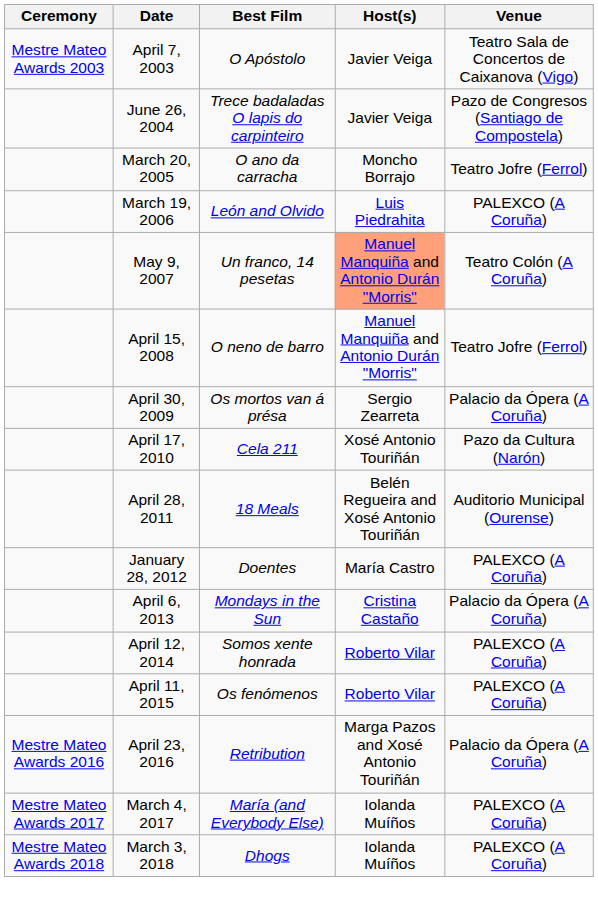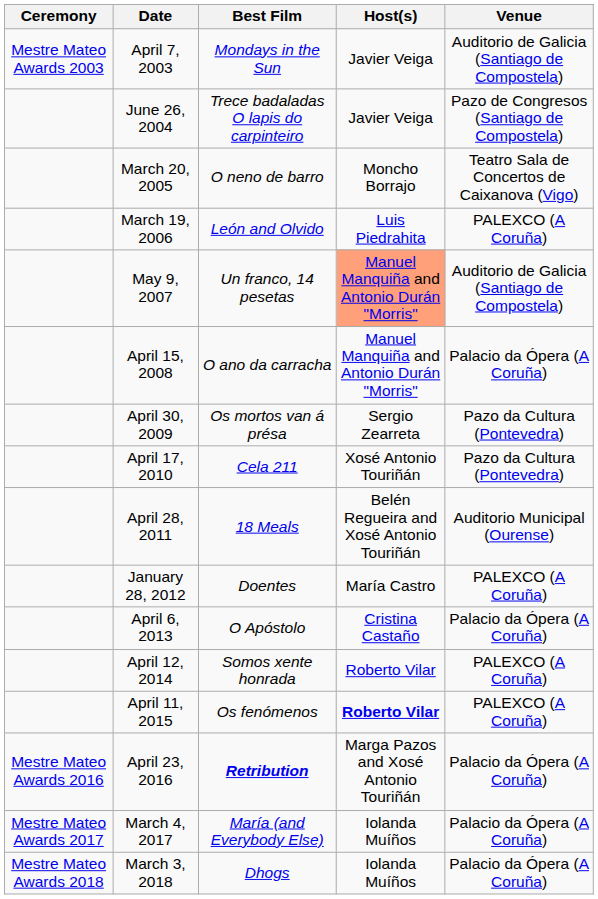(267, 58) O Apóstolo -> (267, 58) Mondays in the Sun
(519, 58) Teatro Sala de Concertos de Caixanova (Vigo) -> (519, 58) Auditorio de Galicia (Santiago de Compostela)
(267, 169) O ano da carracha -> (267, 177) O neno de barro
(519, 169) Teatro Jofre (Ferrol) -> (519, 177) Teatro Sala de Concertos de Caixanova (Vigo)
(519, 270) Teatro Colón (A Coruña) -> (519, 288) Auditorio de Galicia (Santiago de Compostela)
(267, 347) O neno de barro -> (267, 365) O ano da carracha
(519, 347) Teatro Jofre (Ferrol) -> (519, 365) Palacio da Ópera (A Coruña)
(519, 407) Palacio da Ópera (A Coruña) -> (519, 424) Pazo da Cultura (Pontevedra)
(519, 449) Pazo da Cultura (Narón) -> (519, 466) Pazo da Cultura (Pontevedra)
(267, 610) Mondays in the Sun -> (267, 628) O Apóstolo
(390, 694) normal -> (391, 712) bold
(267, 754) normal -> (267, 771) bold
(519, 813) PALEXCO (A Coruña) -> (519, 831) Palacio da Ópera (A Coruña)
(519, 855) PALEXCO (A Coruña) -> (519, 873) Palacio da Ópera (A Coruña)
